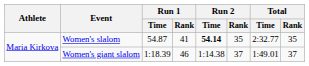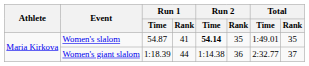(265, 40) 2:32.77 -> (265, 40) 1:49.01
(184, 54) 46 -> (184, 54) 44
(238, 54) 37 -> (238, 54) 36
(265, 54) 1:49.01 -> (265, 54) 2:32.77
